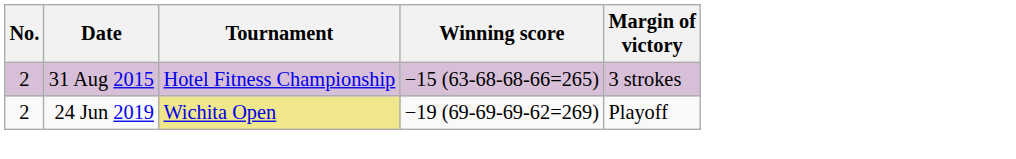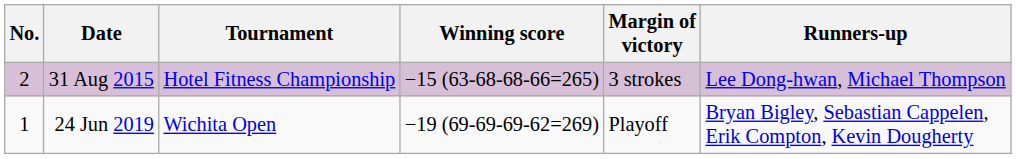+ column: (856, 33)
(24, 112) 2 -> (24, 124) 1
(220, 112) khaki background -> (220, 124) no background
